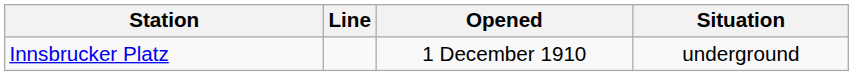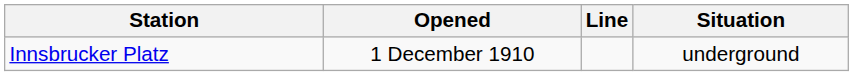columns swapped: (350, 20) <-> (504, 20)
